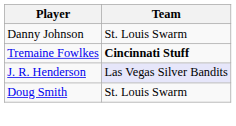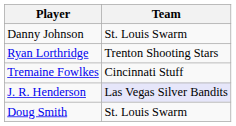+ row: (48, 53)
(147, 53) bold -> (144, 72) normal
